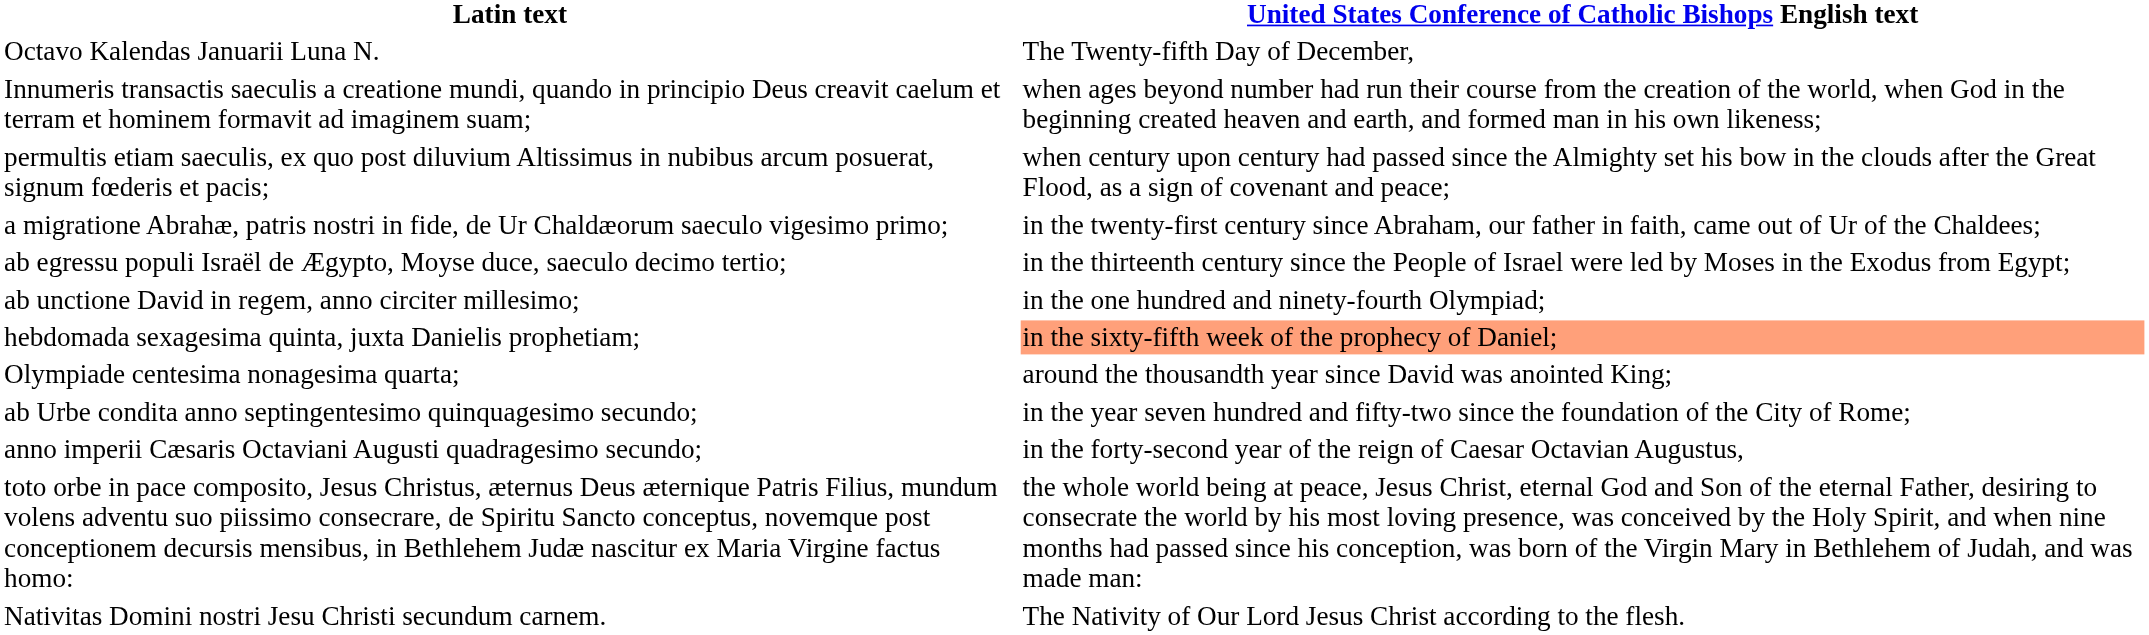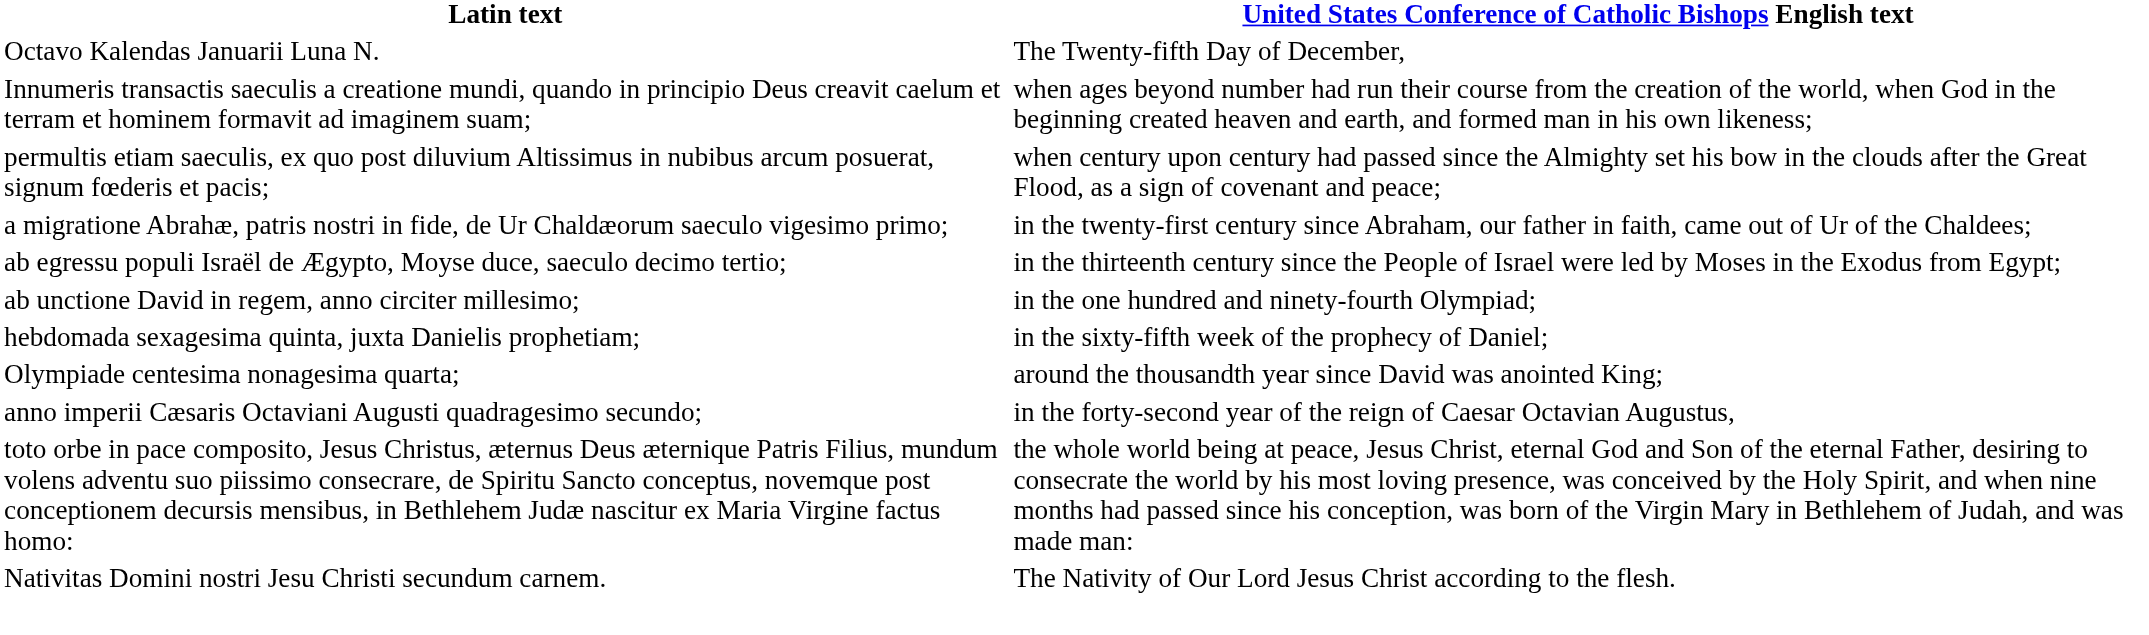(1290, 337) lightsalmon background -> (1281, 337) no background
- row: (351, 411)
